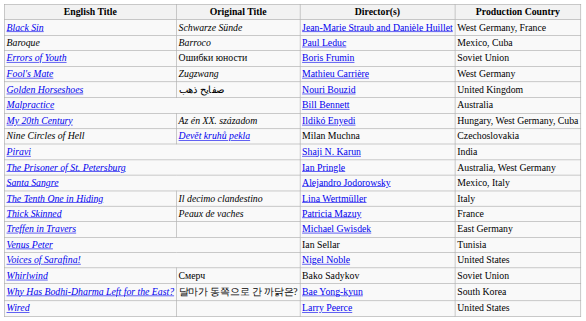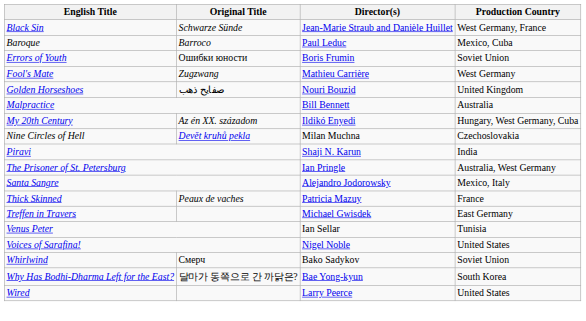- row: (55, 198)
